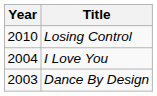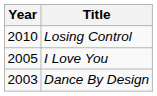(23, 58) 2004 -> (23, 58) 2005
